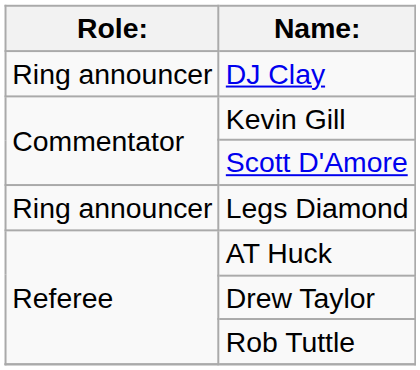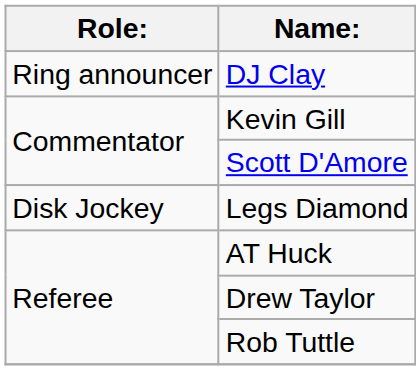(112, 208) Ring announcer -> (88, 208) Disk Jockey
